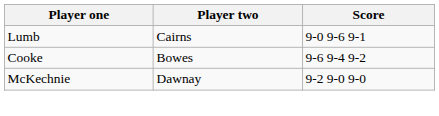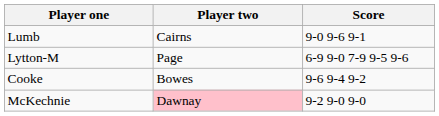+ row: (33, 57)
(179, 79) no background -> (179, 100) pink background
